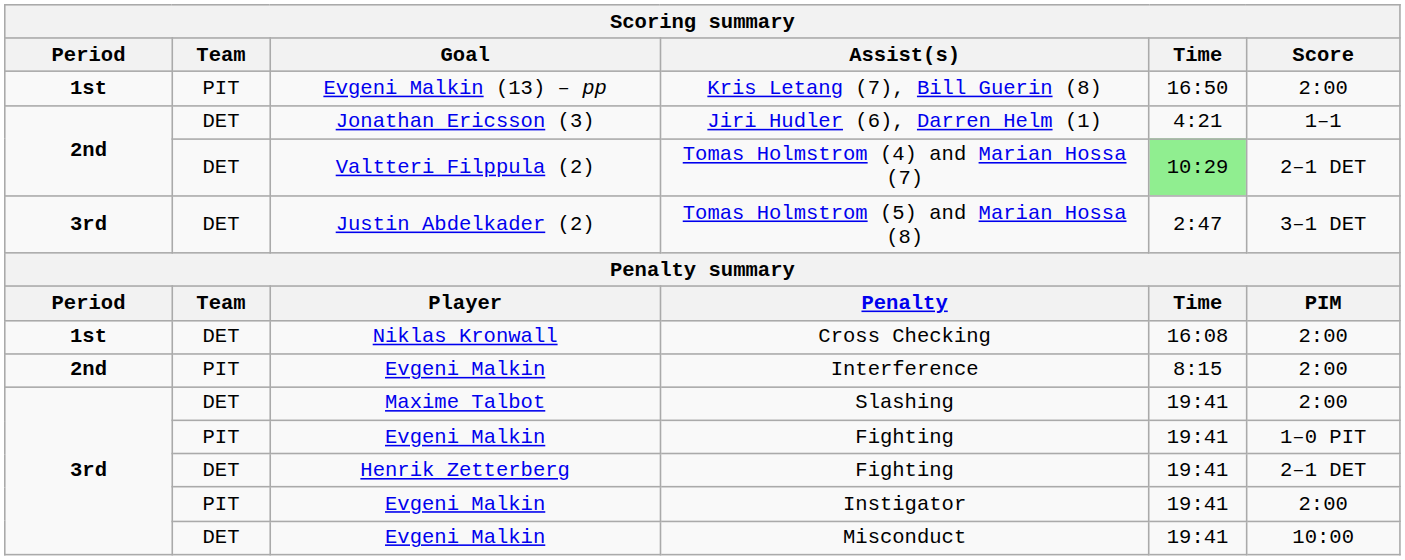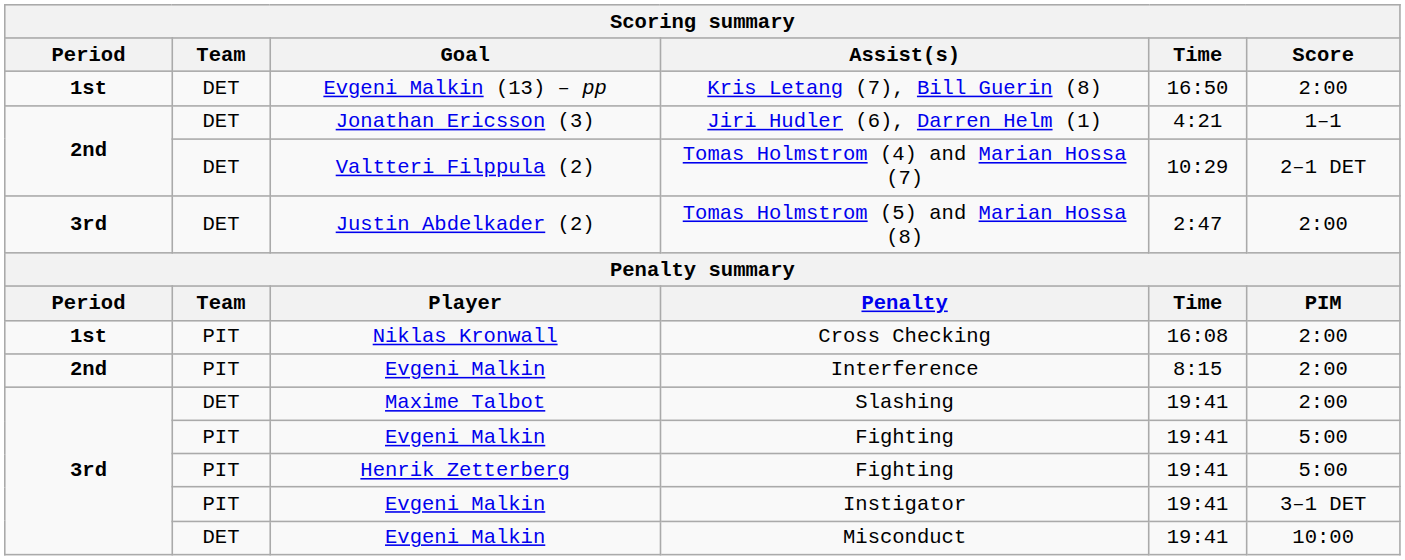(221, 88) PIT -> (221, 88) DET
(1198, 167) lightgreen background -> (1198, 167) no background
(1323, 224) 3–1 DET -> (1323, 224) 2:00
(221, 337) DET -> (221, 337) PIT
(1323, 437) 1–0 PIT -> (1323, 437) 5:00
(221, 471) DET -> (221, 471) PIT
(1323, 471) 2–1 DET -> (1323, 471) 5:00
(1323, 504) 2:00 -> (1323, 504) 3–1 DET
